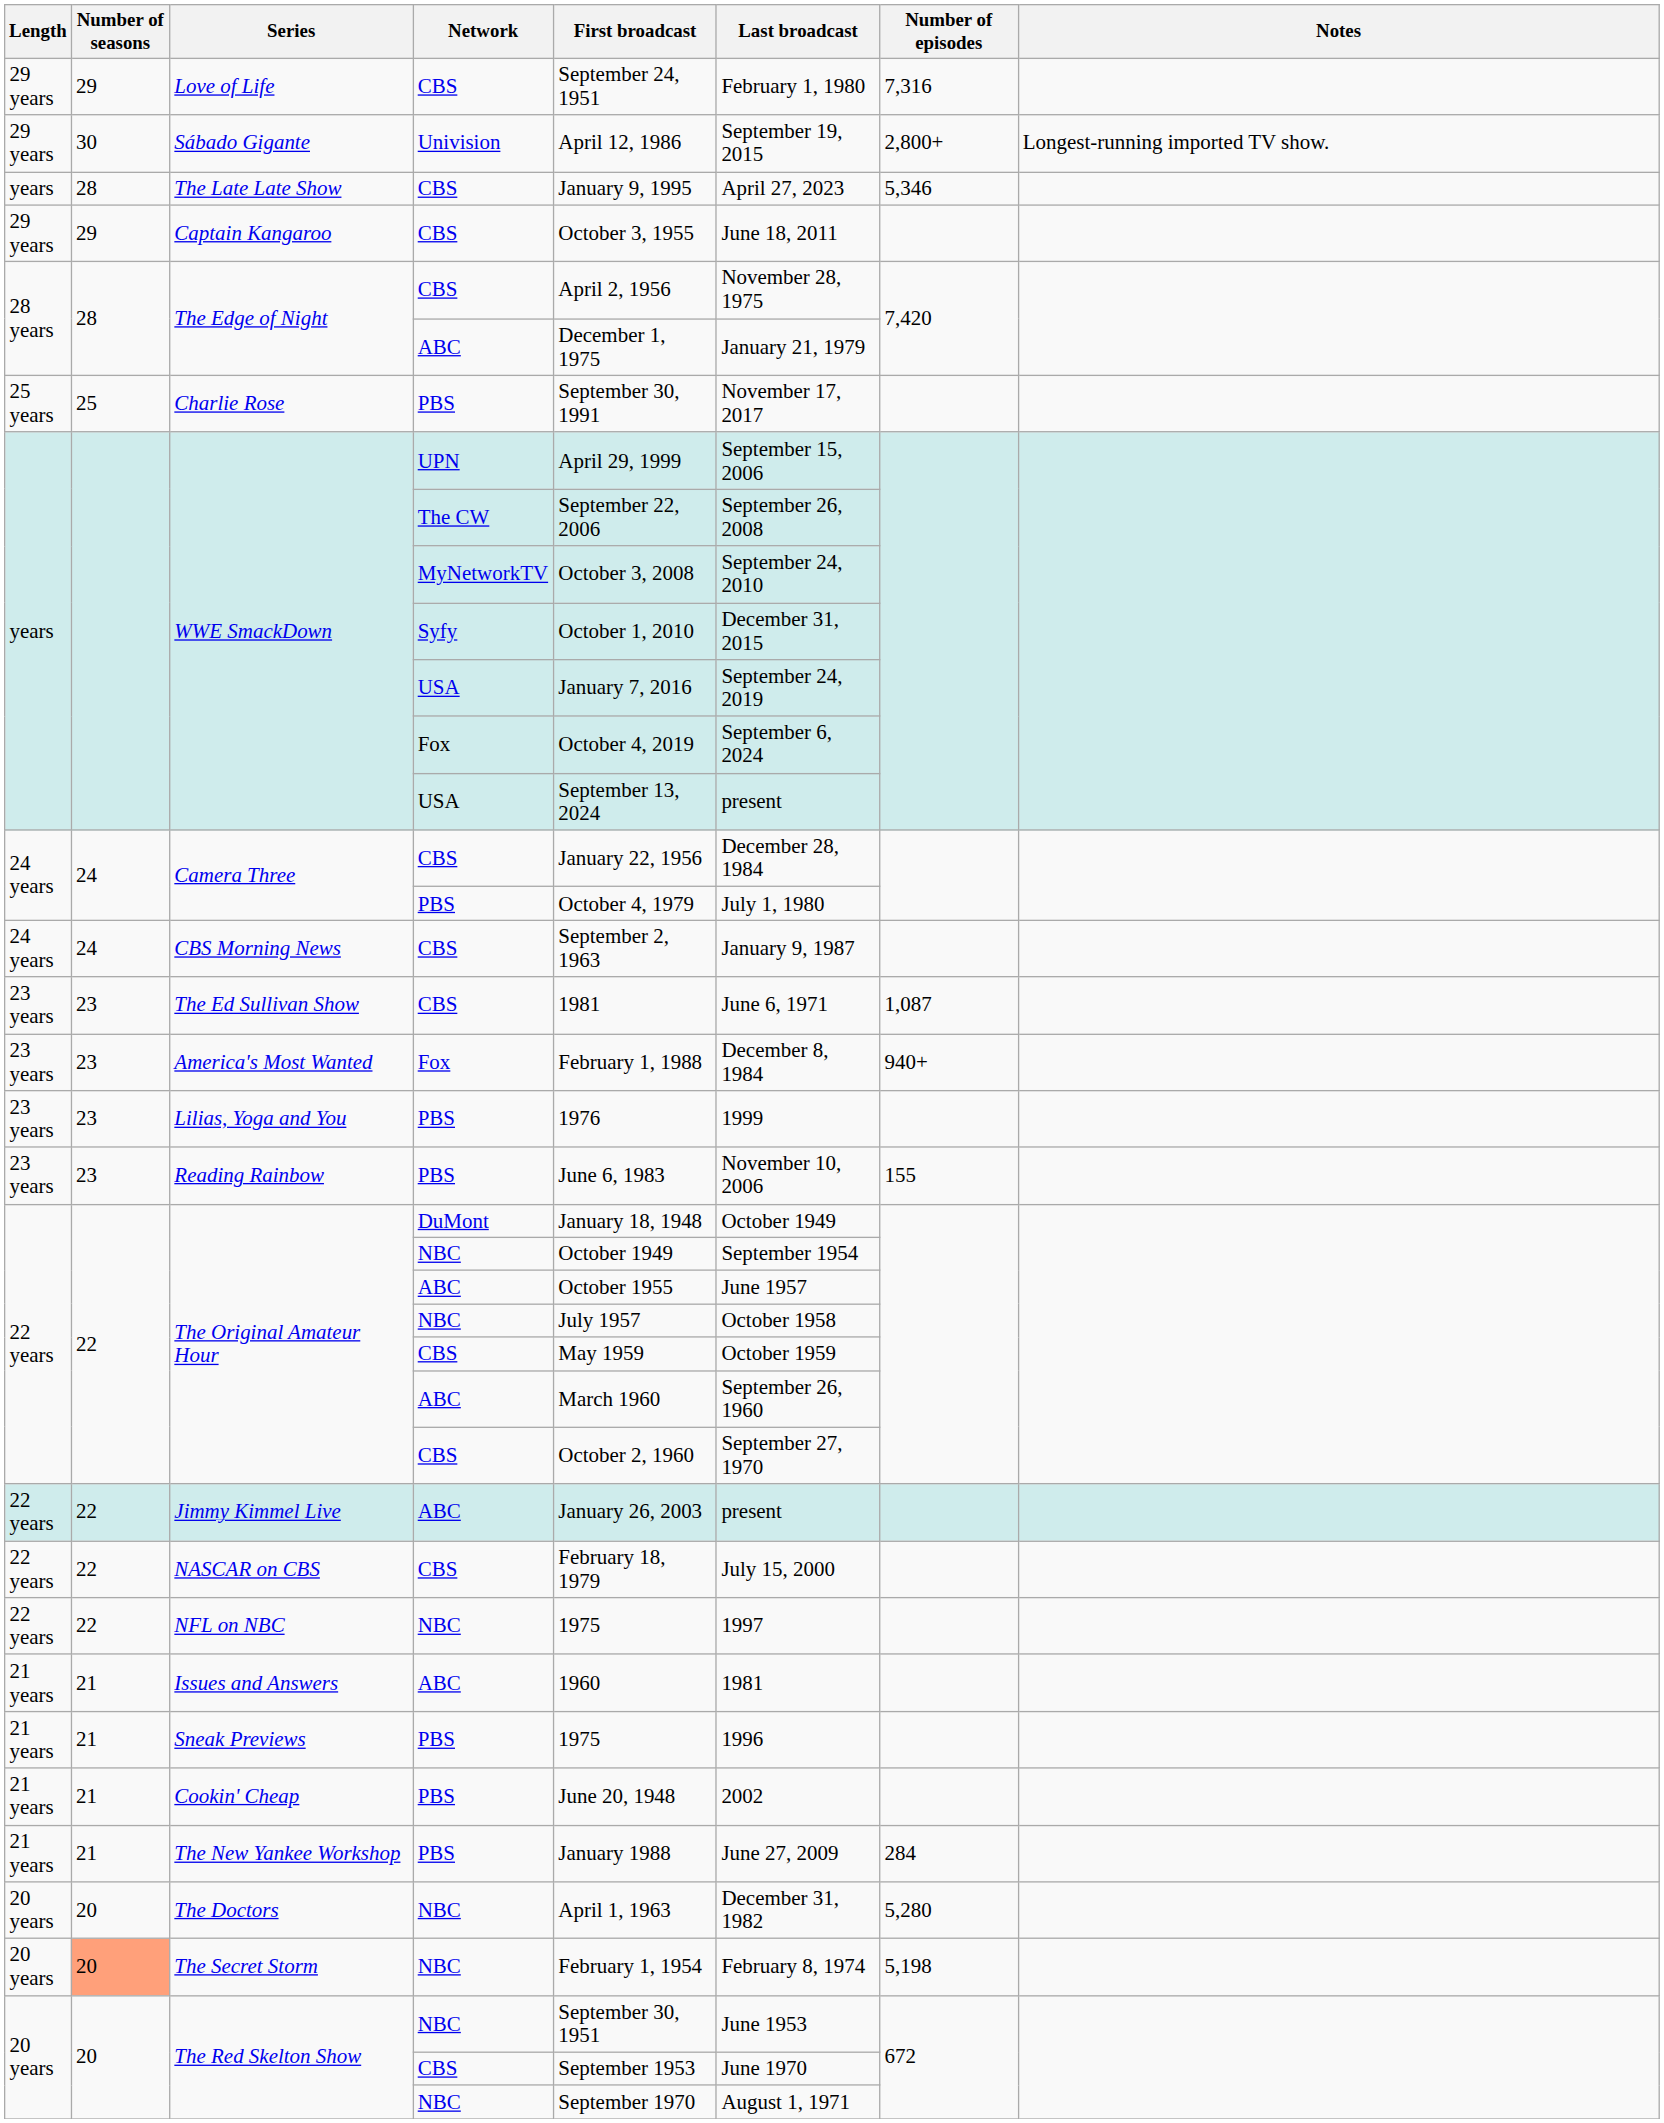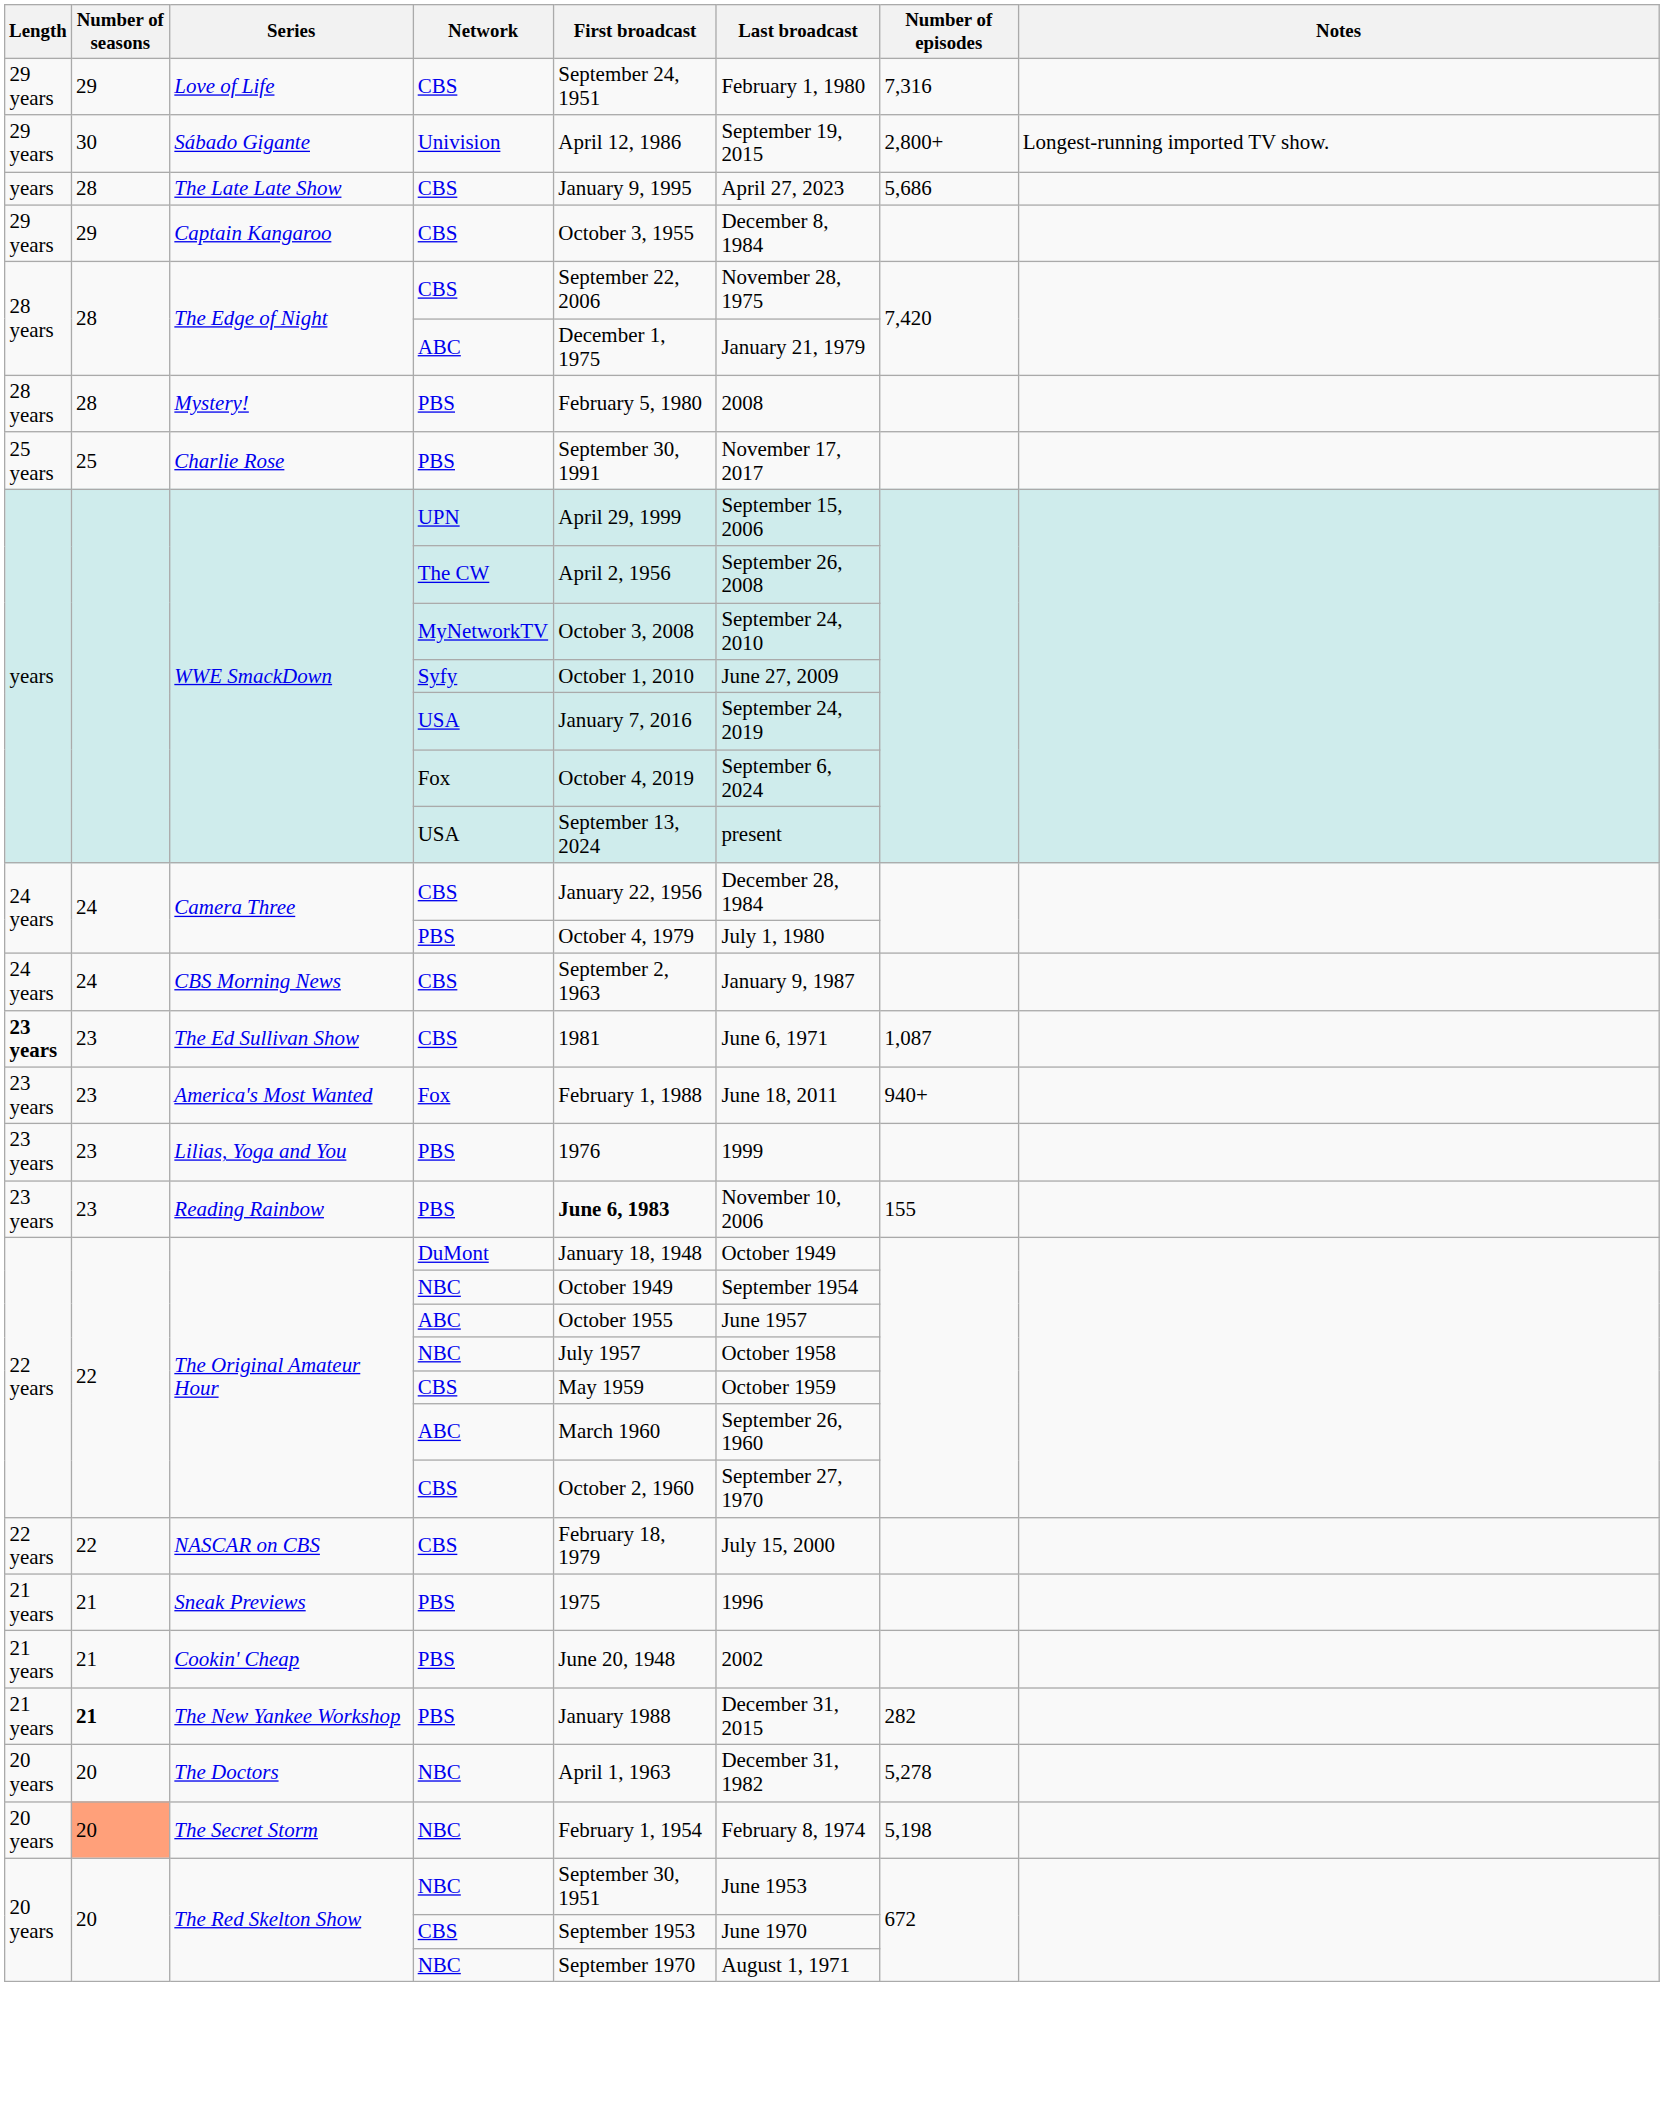(908, 188) 5,346 -> (908, 188) 5,686
(780, 233) June 18, 2011 -> (775, 233) December 8, 1984
(615, 289) April 2, 1956 -> (619, 289) September 22, 2006
+ row: (212, 403)
(619, 517) September 22, 2006 -> (615, 574) April 2, 1956
(780, 630) December 31, 2015 -> (780, 675) June 27, 2009
(32, 1005) normal -> (33, 1038) bold
(775, 1061) December 8, 1984 -> (780, 1095) June 18, 2011
(612, 1175) normal -> (614, 1208) bold
- row: (258, 1512)
- row: (229, 1625)
- row: (256, 1682)
(86, 1853) normal -> (86, 1715) bold
(780, 1853) June 27, 2009 -> (780, 1715) December 31, 2015
(900, 1853) 284 -> (900, 1715) 282
(908, 1909) 5,280 -> (908, 1772) 5,278
